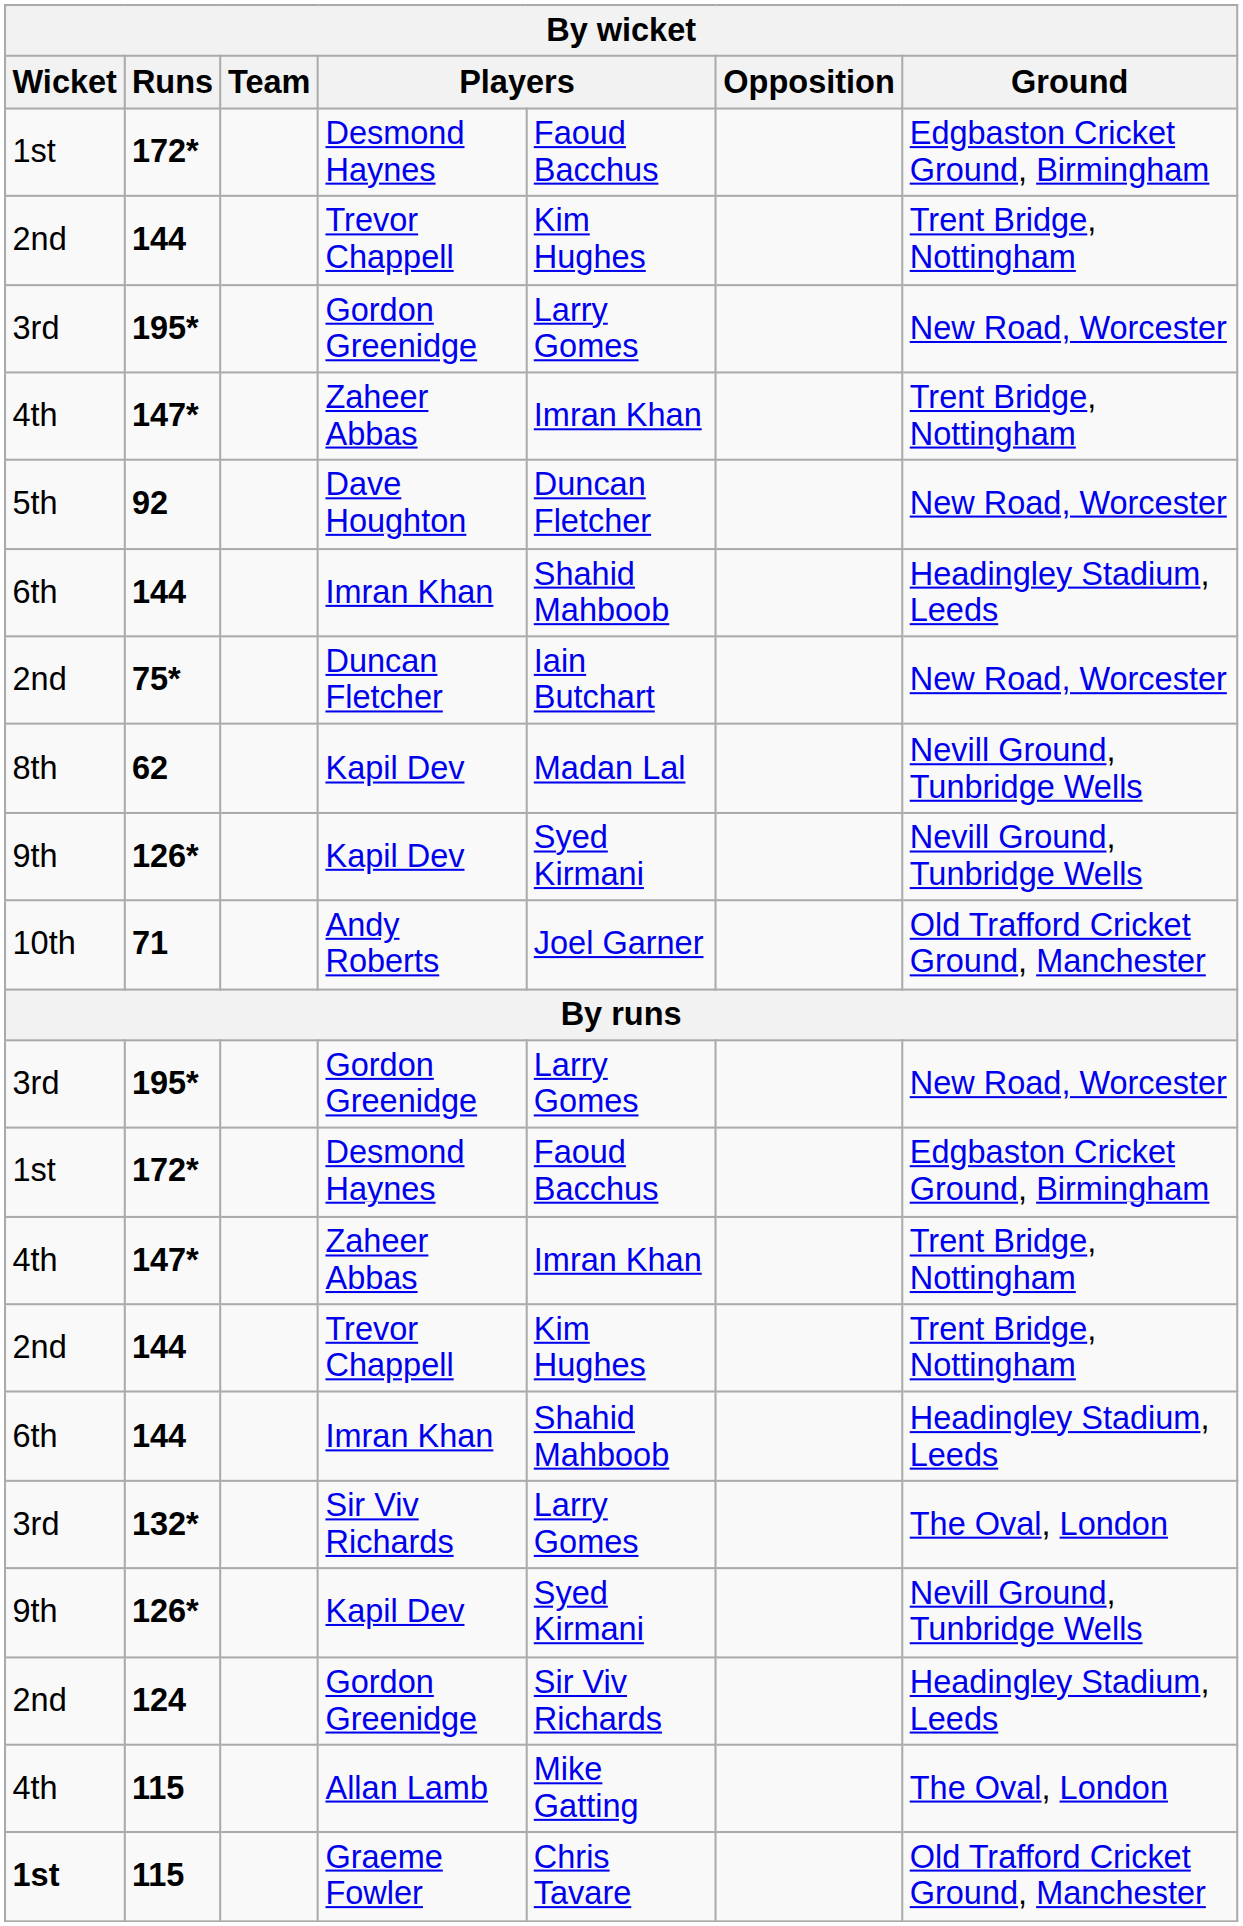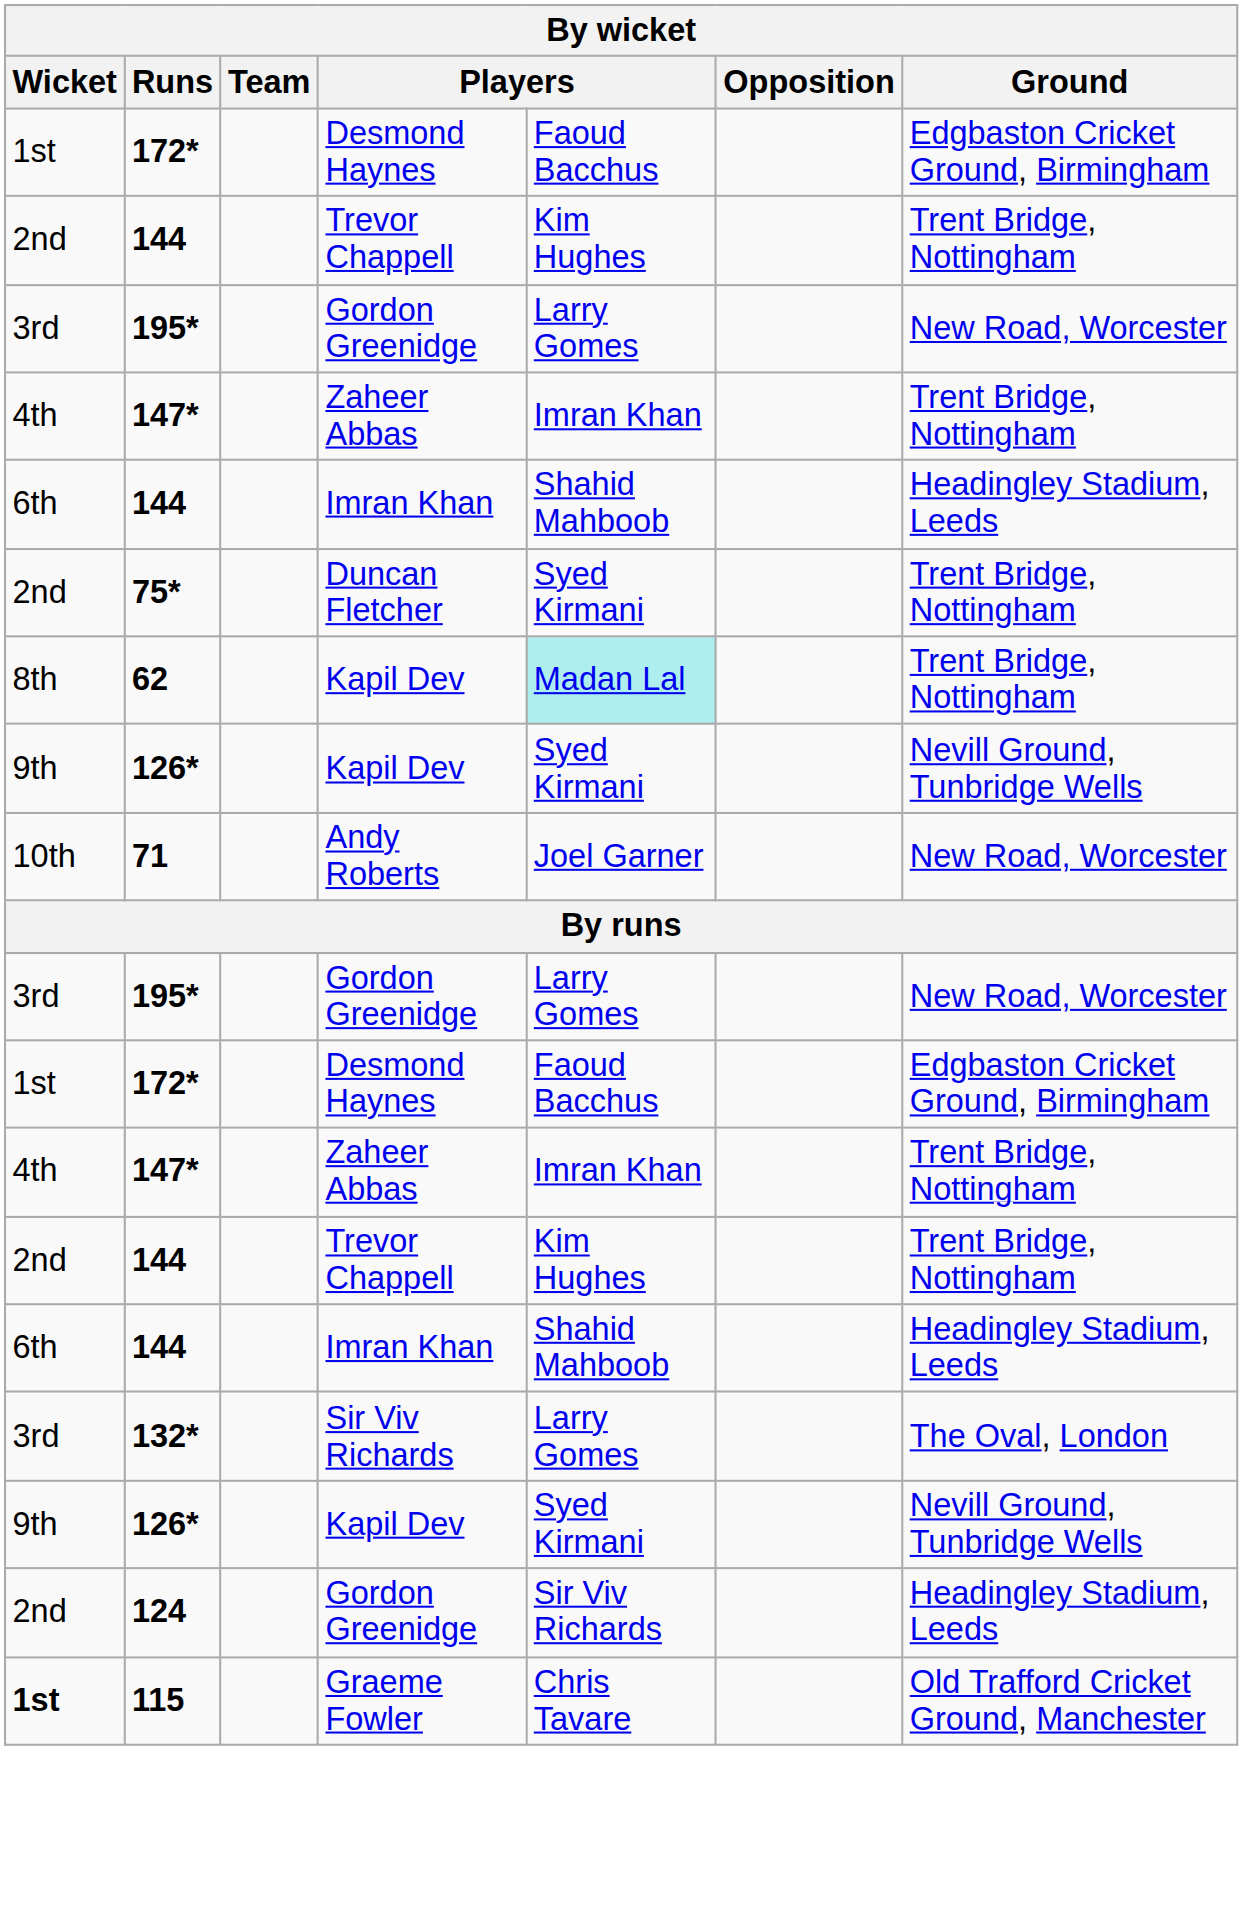- row: (150, 503)
(594, 679) Iain Butchart -> (589, 591) Syed Kirmani
(1068, 679) New Road, Worcester -> (1003, 591) Trent Bridge, Nottingham
(610, 767) no background -> (610, 679) paleturquoise background
(1026, 767) Nevill Ground, Tunbridge Wells -> (1003, 679) Trent Bridge, Nottingham
(1058, 944) Old Trafford Cricket Ground, Manchester -> (1068, 855) New Road, Worcester
- row: (158, 1787)
